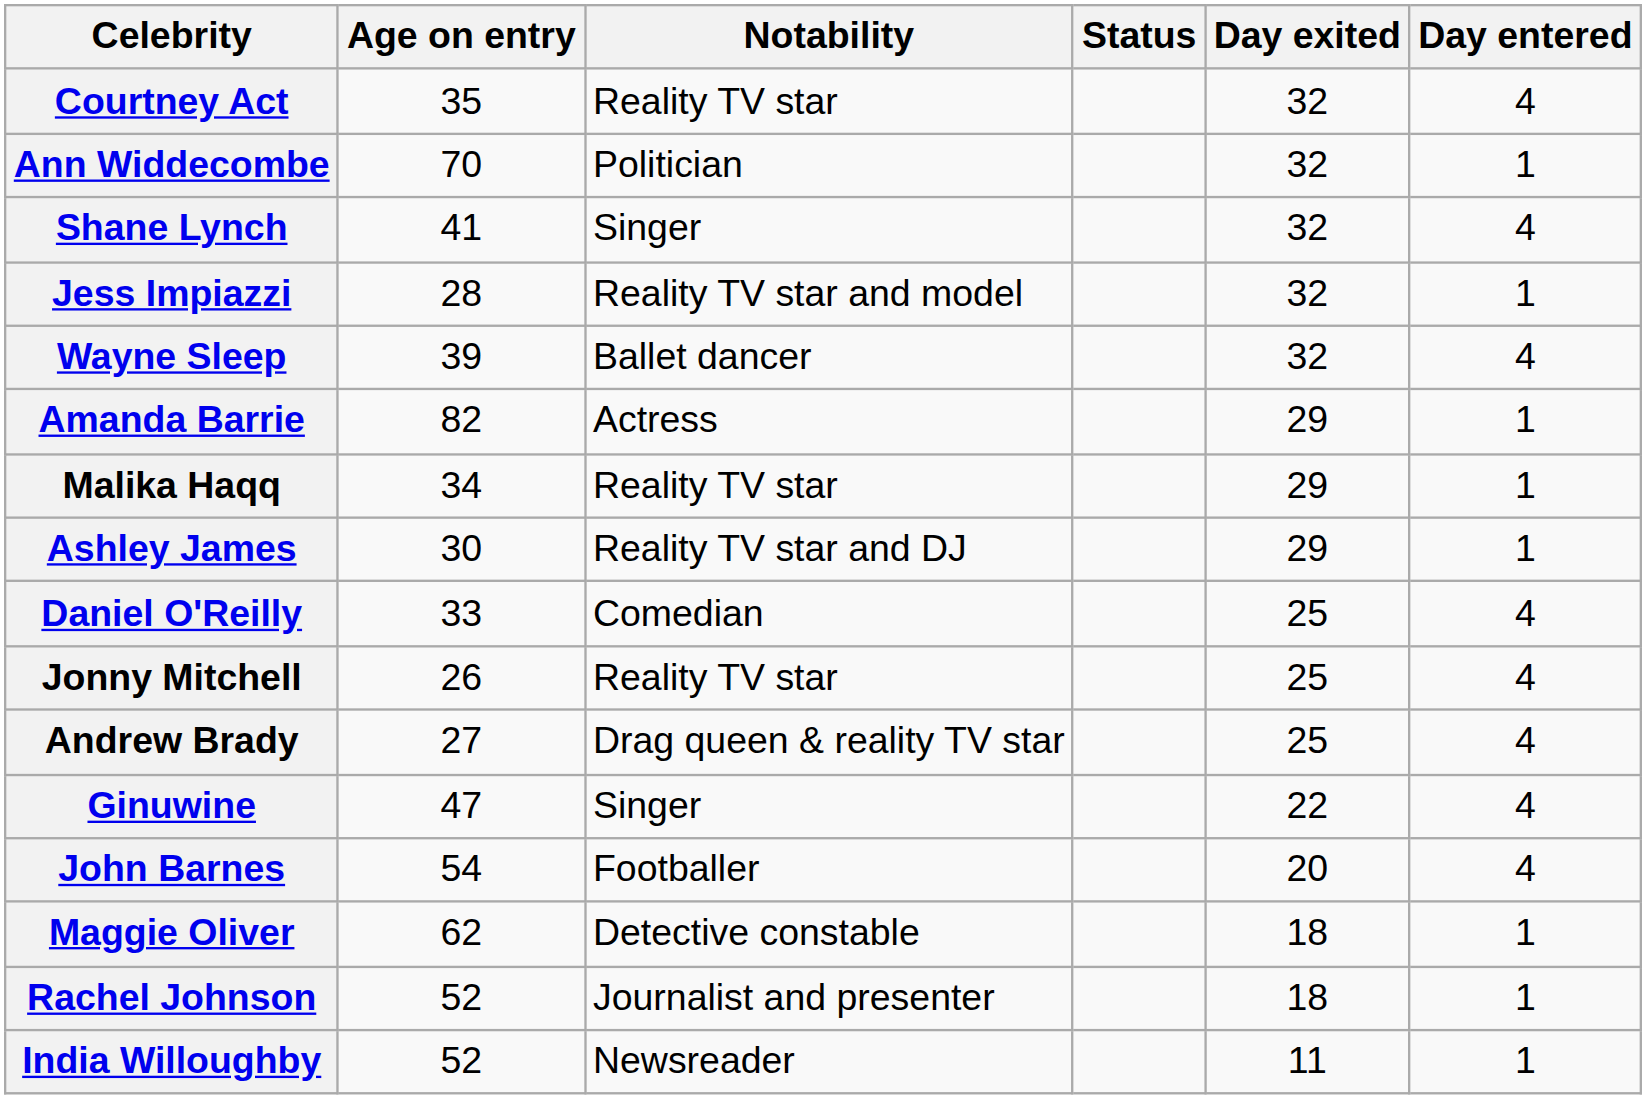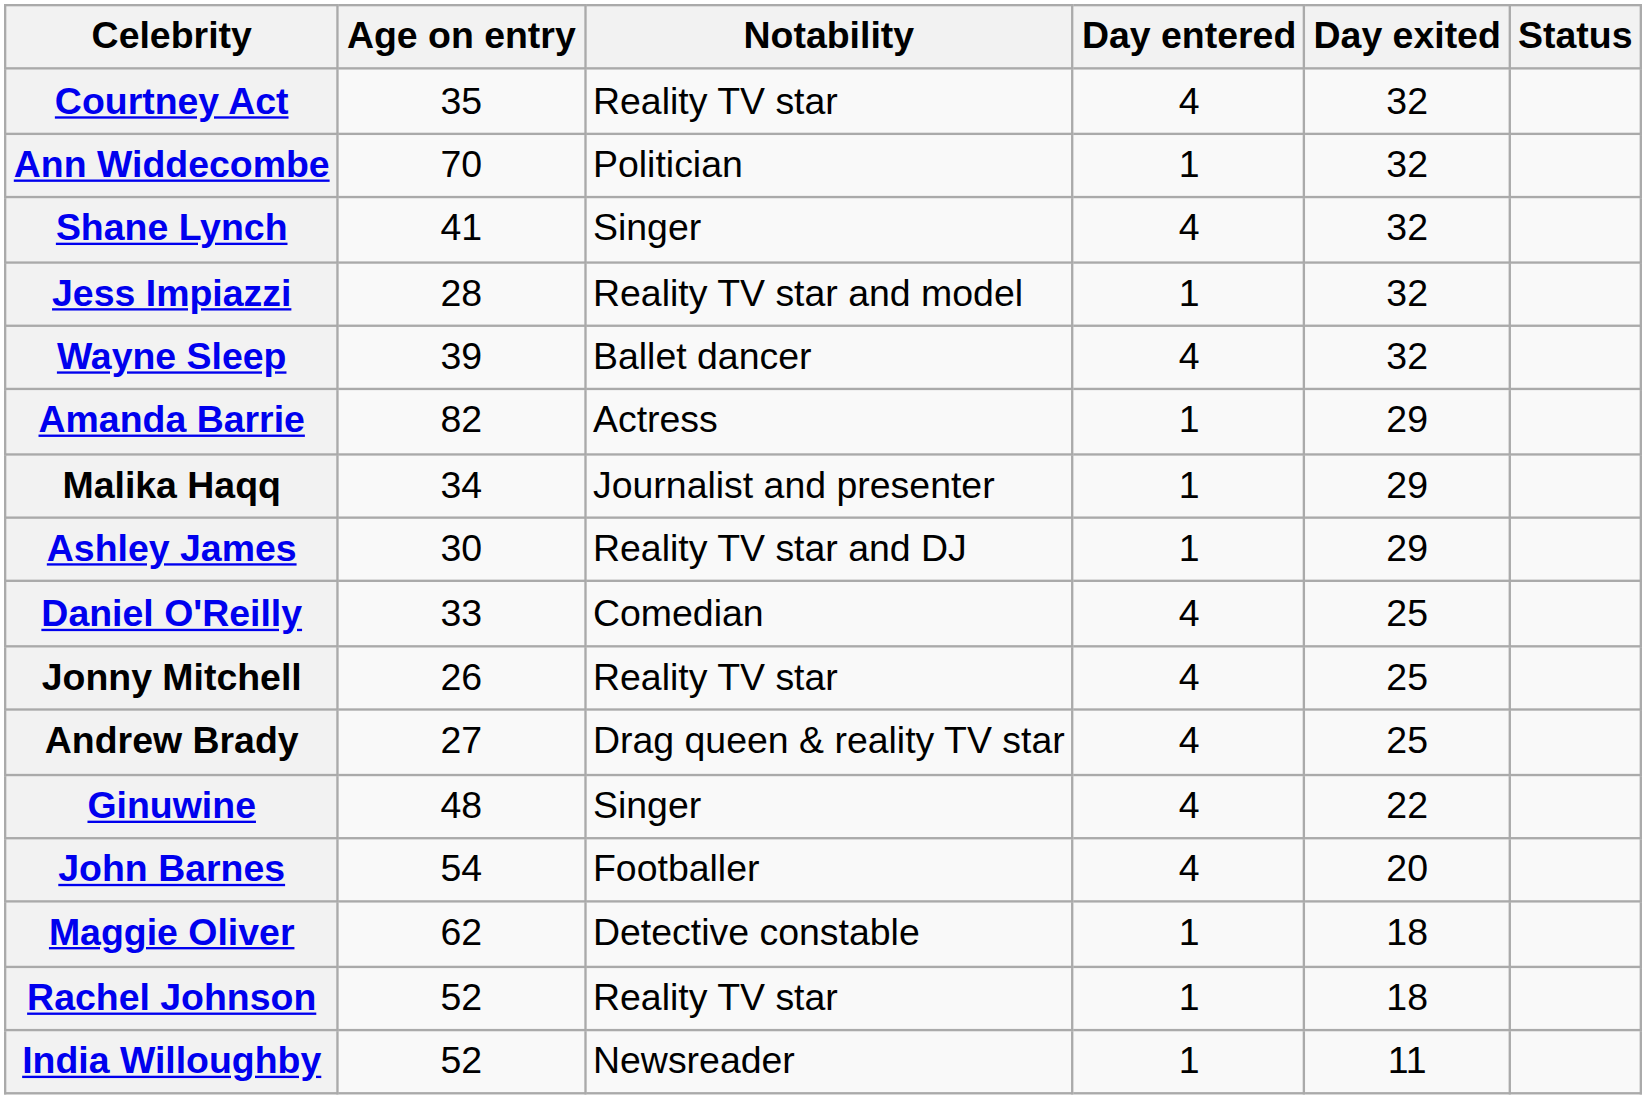columns swapped: (1525, 36) <-> (1139, 36)
(715, 484) Reality TV star -> (794, 484) Journalist and presenter
(461, 805) 47 -> (461, 805) 48
(794, 997) Journalist and presenter -> (715, 997) Reality TV star
